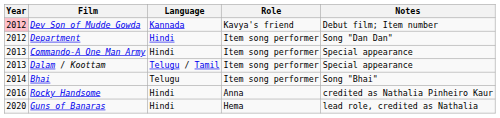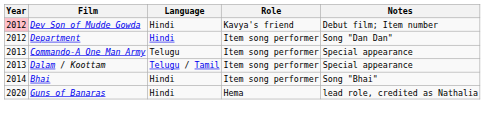(167, 25) Kannada -> (162, 25) Hindi
(162, 52) Hindi -> (164, 52) Telugu
(164, 79) Telugu -> (162, 79) Hindi
- row: (65, 92)
